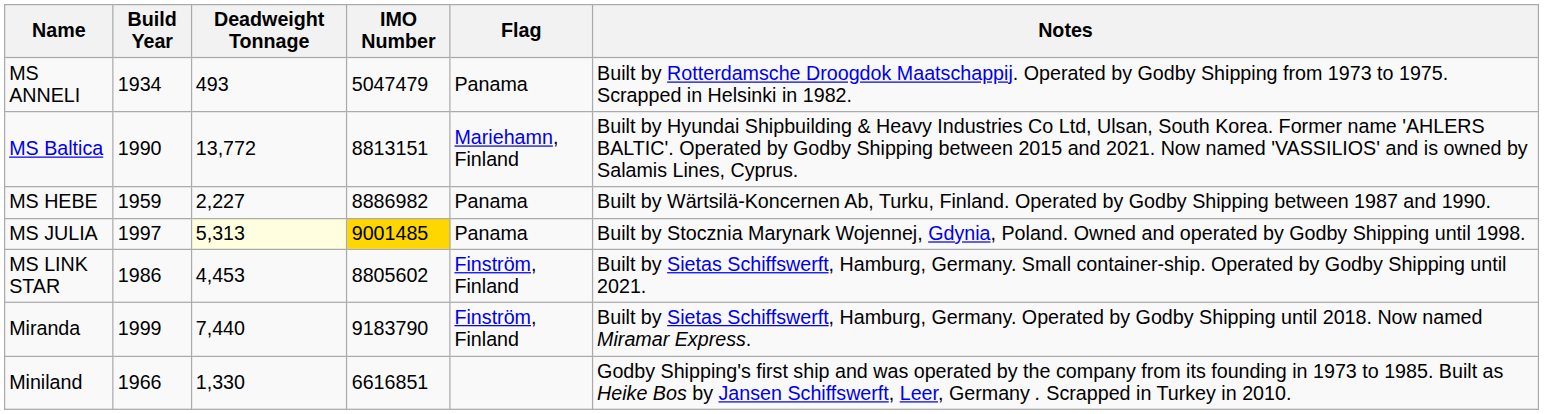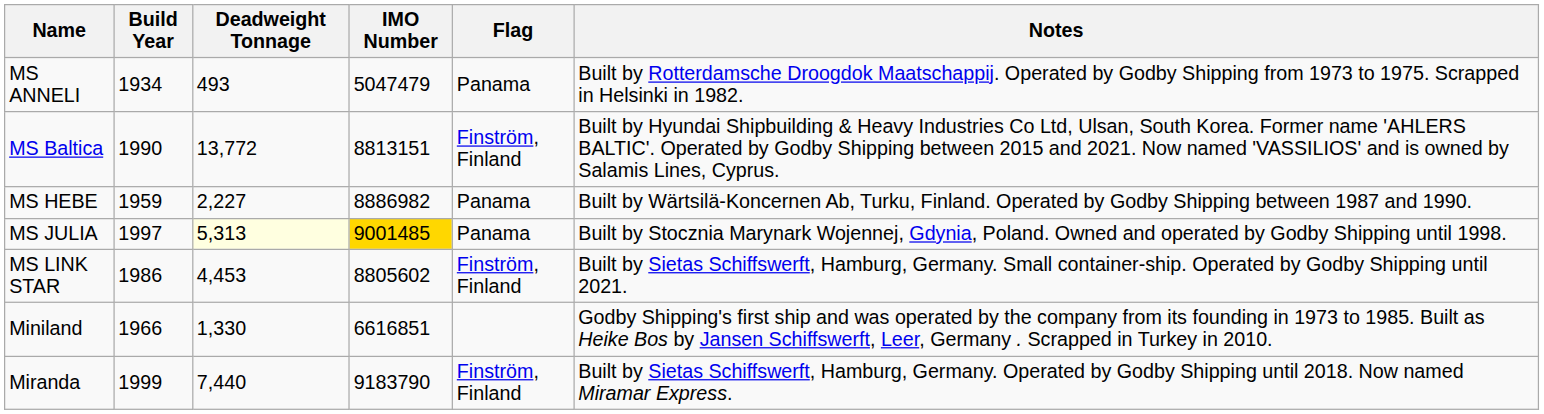(506, 148) Mariehamn, Finland -> (498, 148) Finström, Finland
rows swapped: (46, 382) <-> (45, 329)
